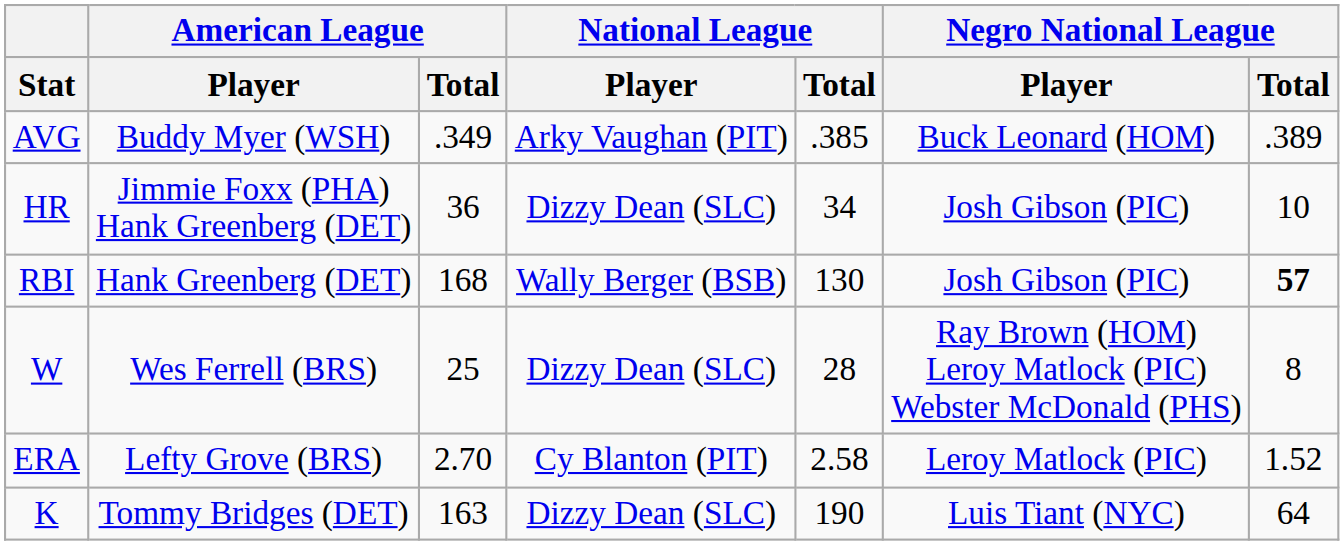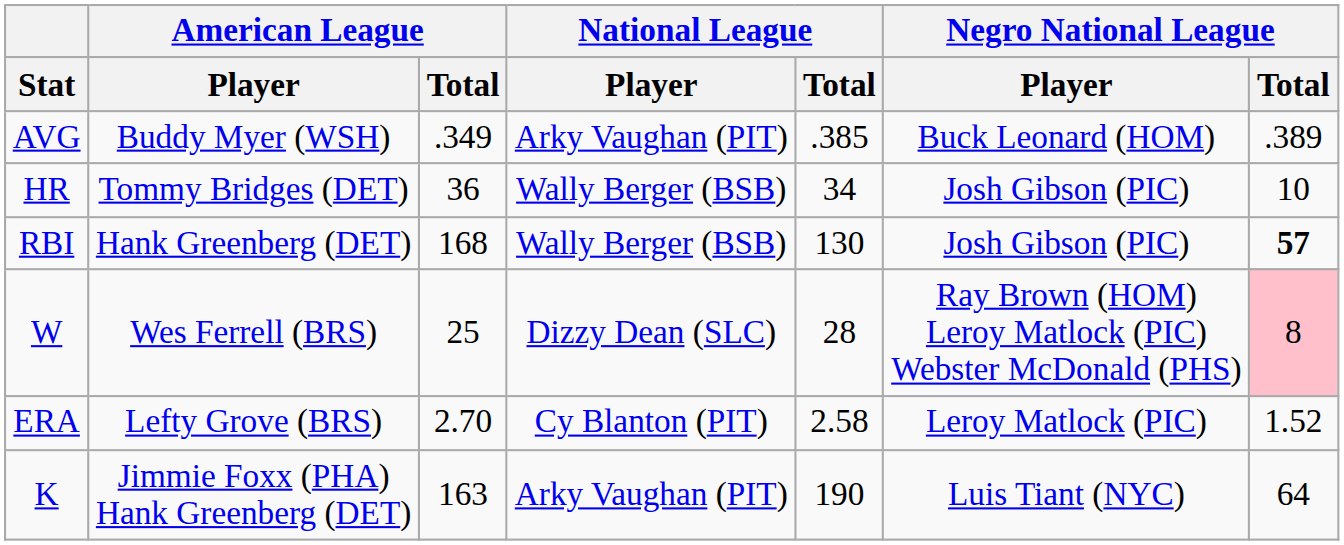(254, 207) Jimmie Foxx (PHA) Hank Greenberg (DET) -> (254, 189) Tommy Bridges (DET)
(651, 207) Dizzy Dean (SLC) -> (651, 189) Wally Berger (BSB)
(1293, 369) no background -> (1293, 332) pink background
(254, 512) Tommy Bridges (DET) -> (254, 493) Jimmie Foxx (PHA) Hank Greenberg (DET)
(651, 512) Dizzy Dean (SLC) -> (651, 493) Arky Vaughan (PIT)
